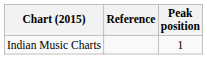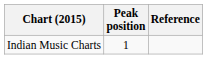columns swapped: (180, 20) <-> (131, 20)
